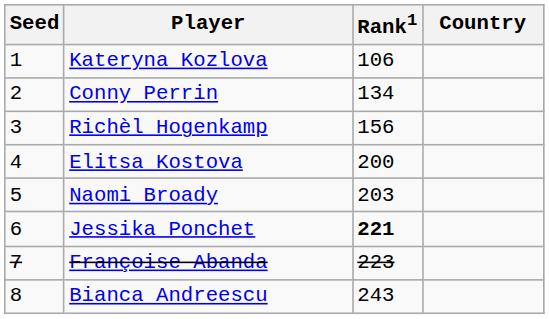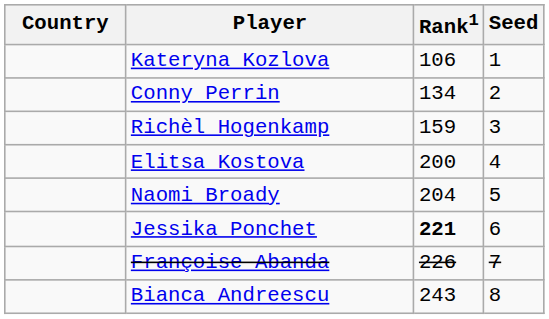columns swapped: (483, 24) <-> (35, 24)
(376, 128) 156 -> (438, 128) 159
(376, 195) 203 -> (438, 195) 204
(376, 263) 223 -> (438, 263) 226
